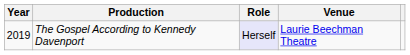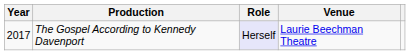(19, 35) 2019 -> (19, 35) 2017
